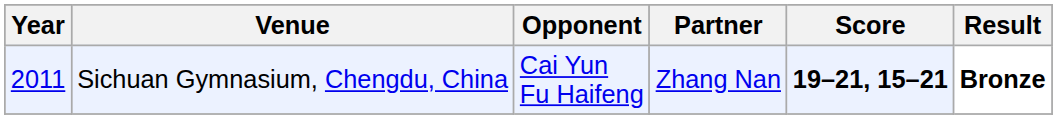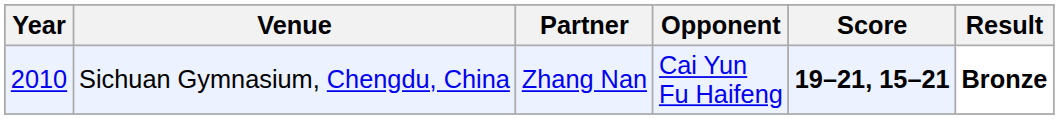columns swapped: (718, 25) <-> (582, 25)
(38, 79) 2011 -> (39, 79) 2010
